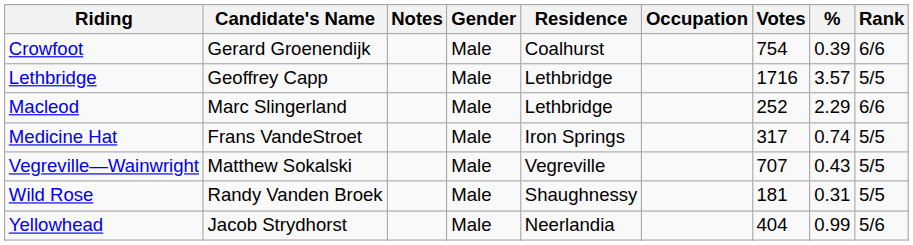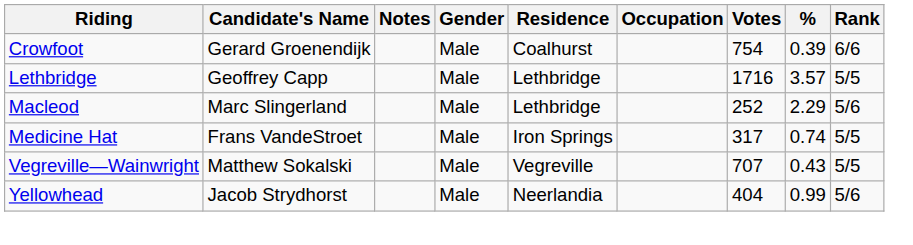(872, 107) 6/6 -> (847, 107) 5/6
- row: (51, 195)
